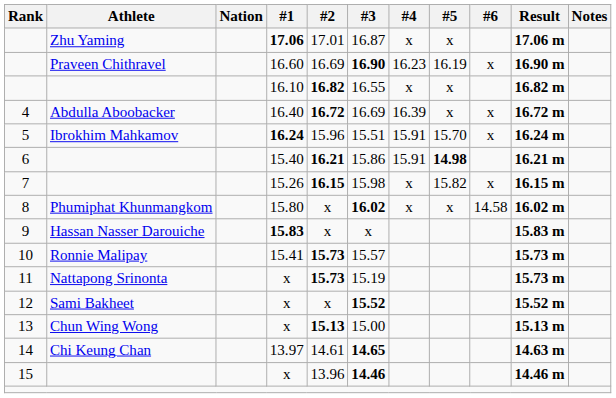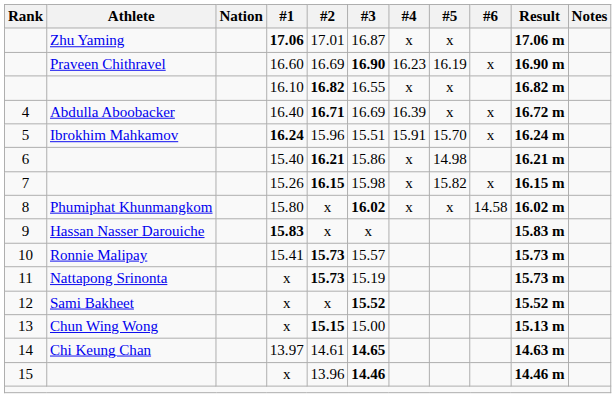(328, 111) 16.72 -> (328, 111) 16.71
(409, 159) 15.91 -> (409, 159) x
(450, 159) bold -> (450, 159) normal
(328, 326) 15.13 -> (328, 326) 15.15
